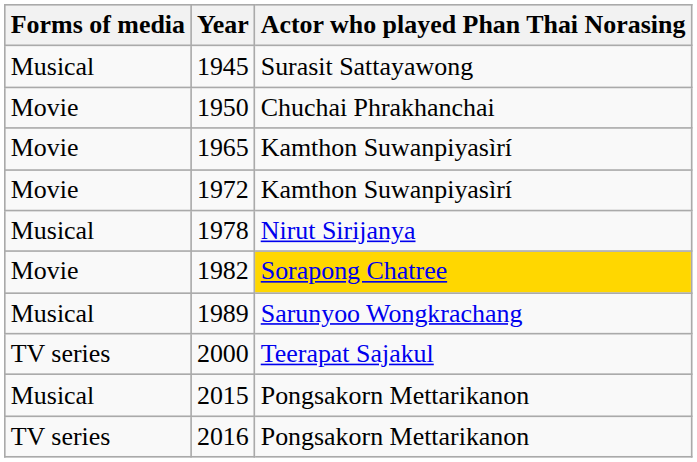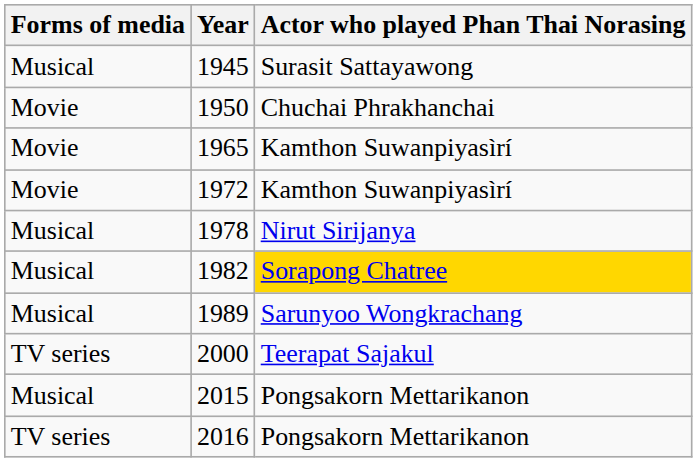(45, 271) Movie -> (53, 271) Musical
